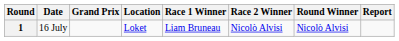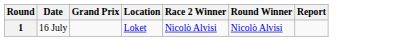- column: (196, 12)
